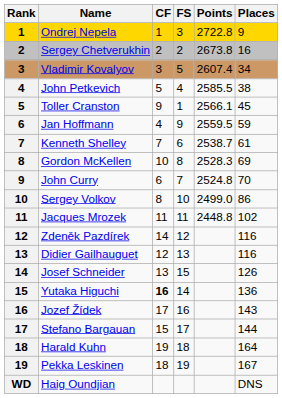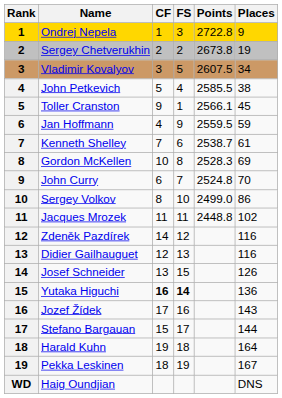(244, 50) 16 -> (244, 50) 19
(215, 69) 2607.4 -> (215, 69) 2607.5
(183, 291) normal -> (183, 291) bold
